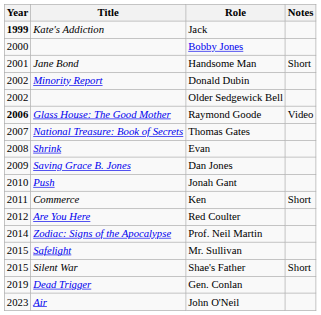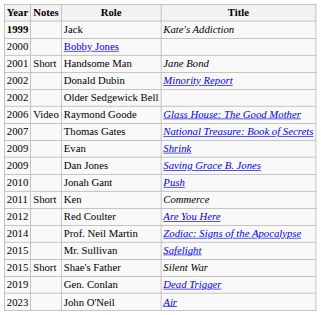columns swapped: (108, 13) <-> (301, 13)
(18, 115) bold -> (18, 115) normal
(18, 149) 2008 -> (18, 149) 2009
